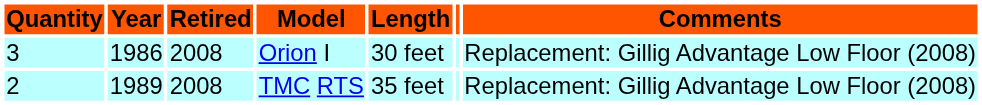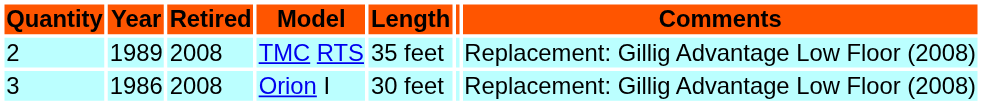rows swapped: (294, 53) <-> (311, 86)
